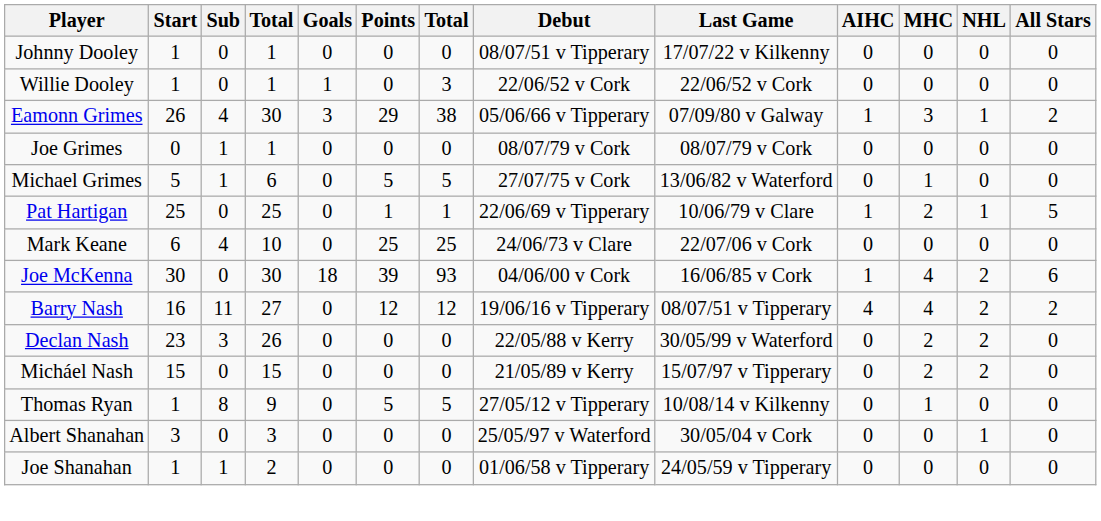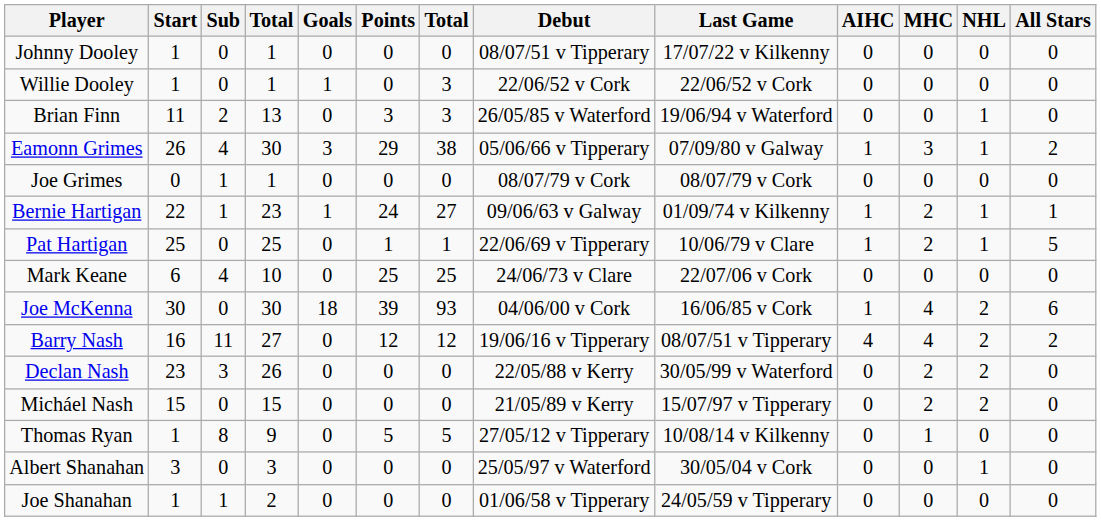+ row: (77, 116)
- row: (77, 180)
+ row: (77, 212)
